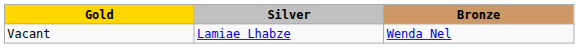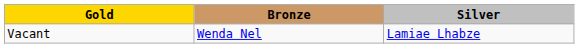columns swapped: (289, 14) <-> (479, 14)
